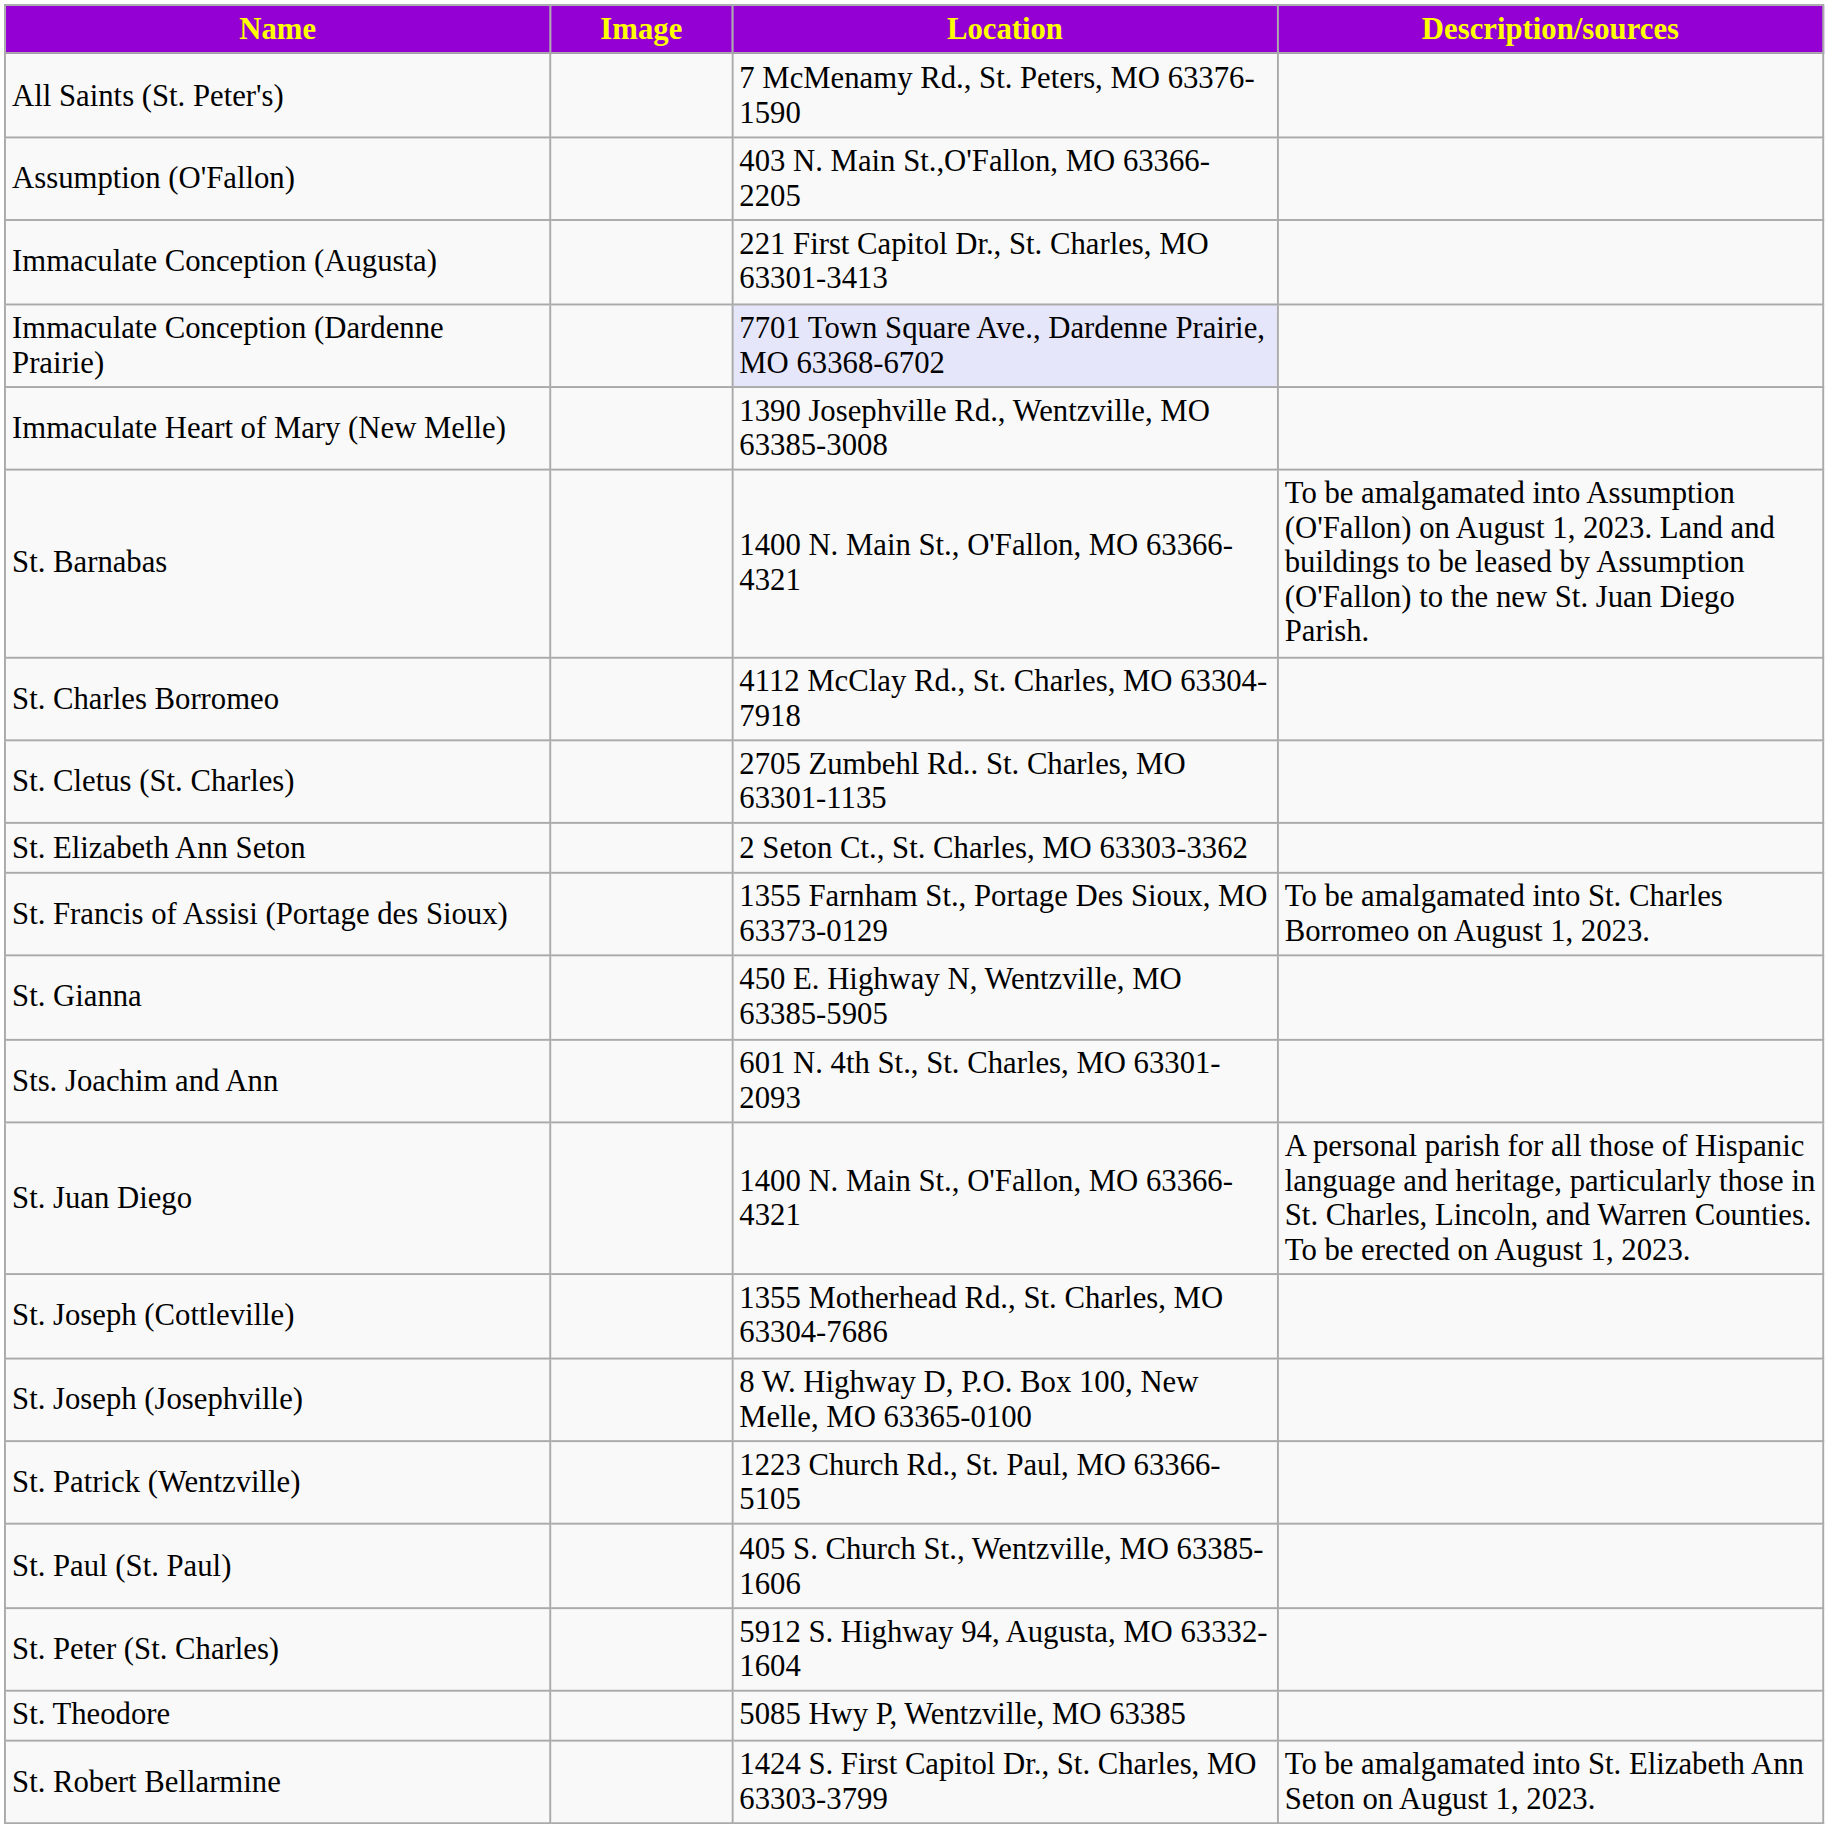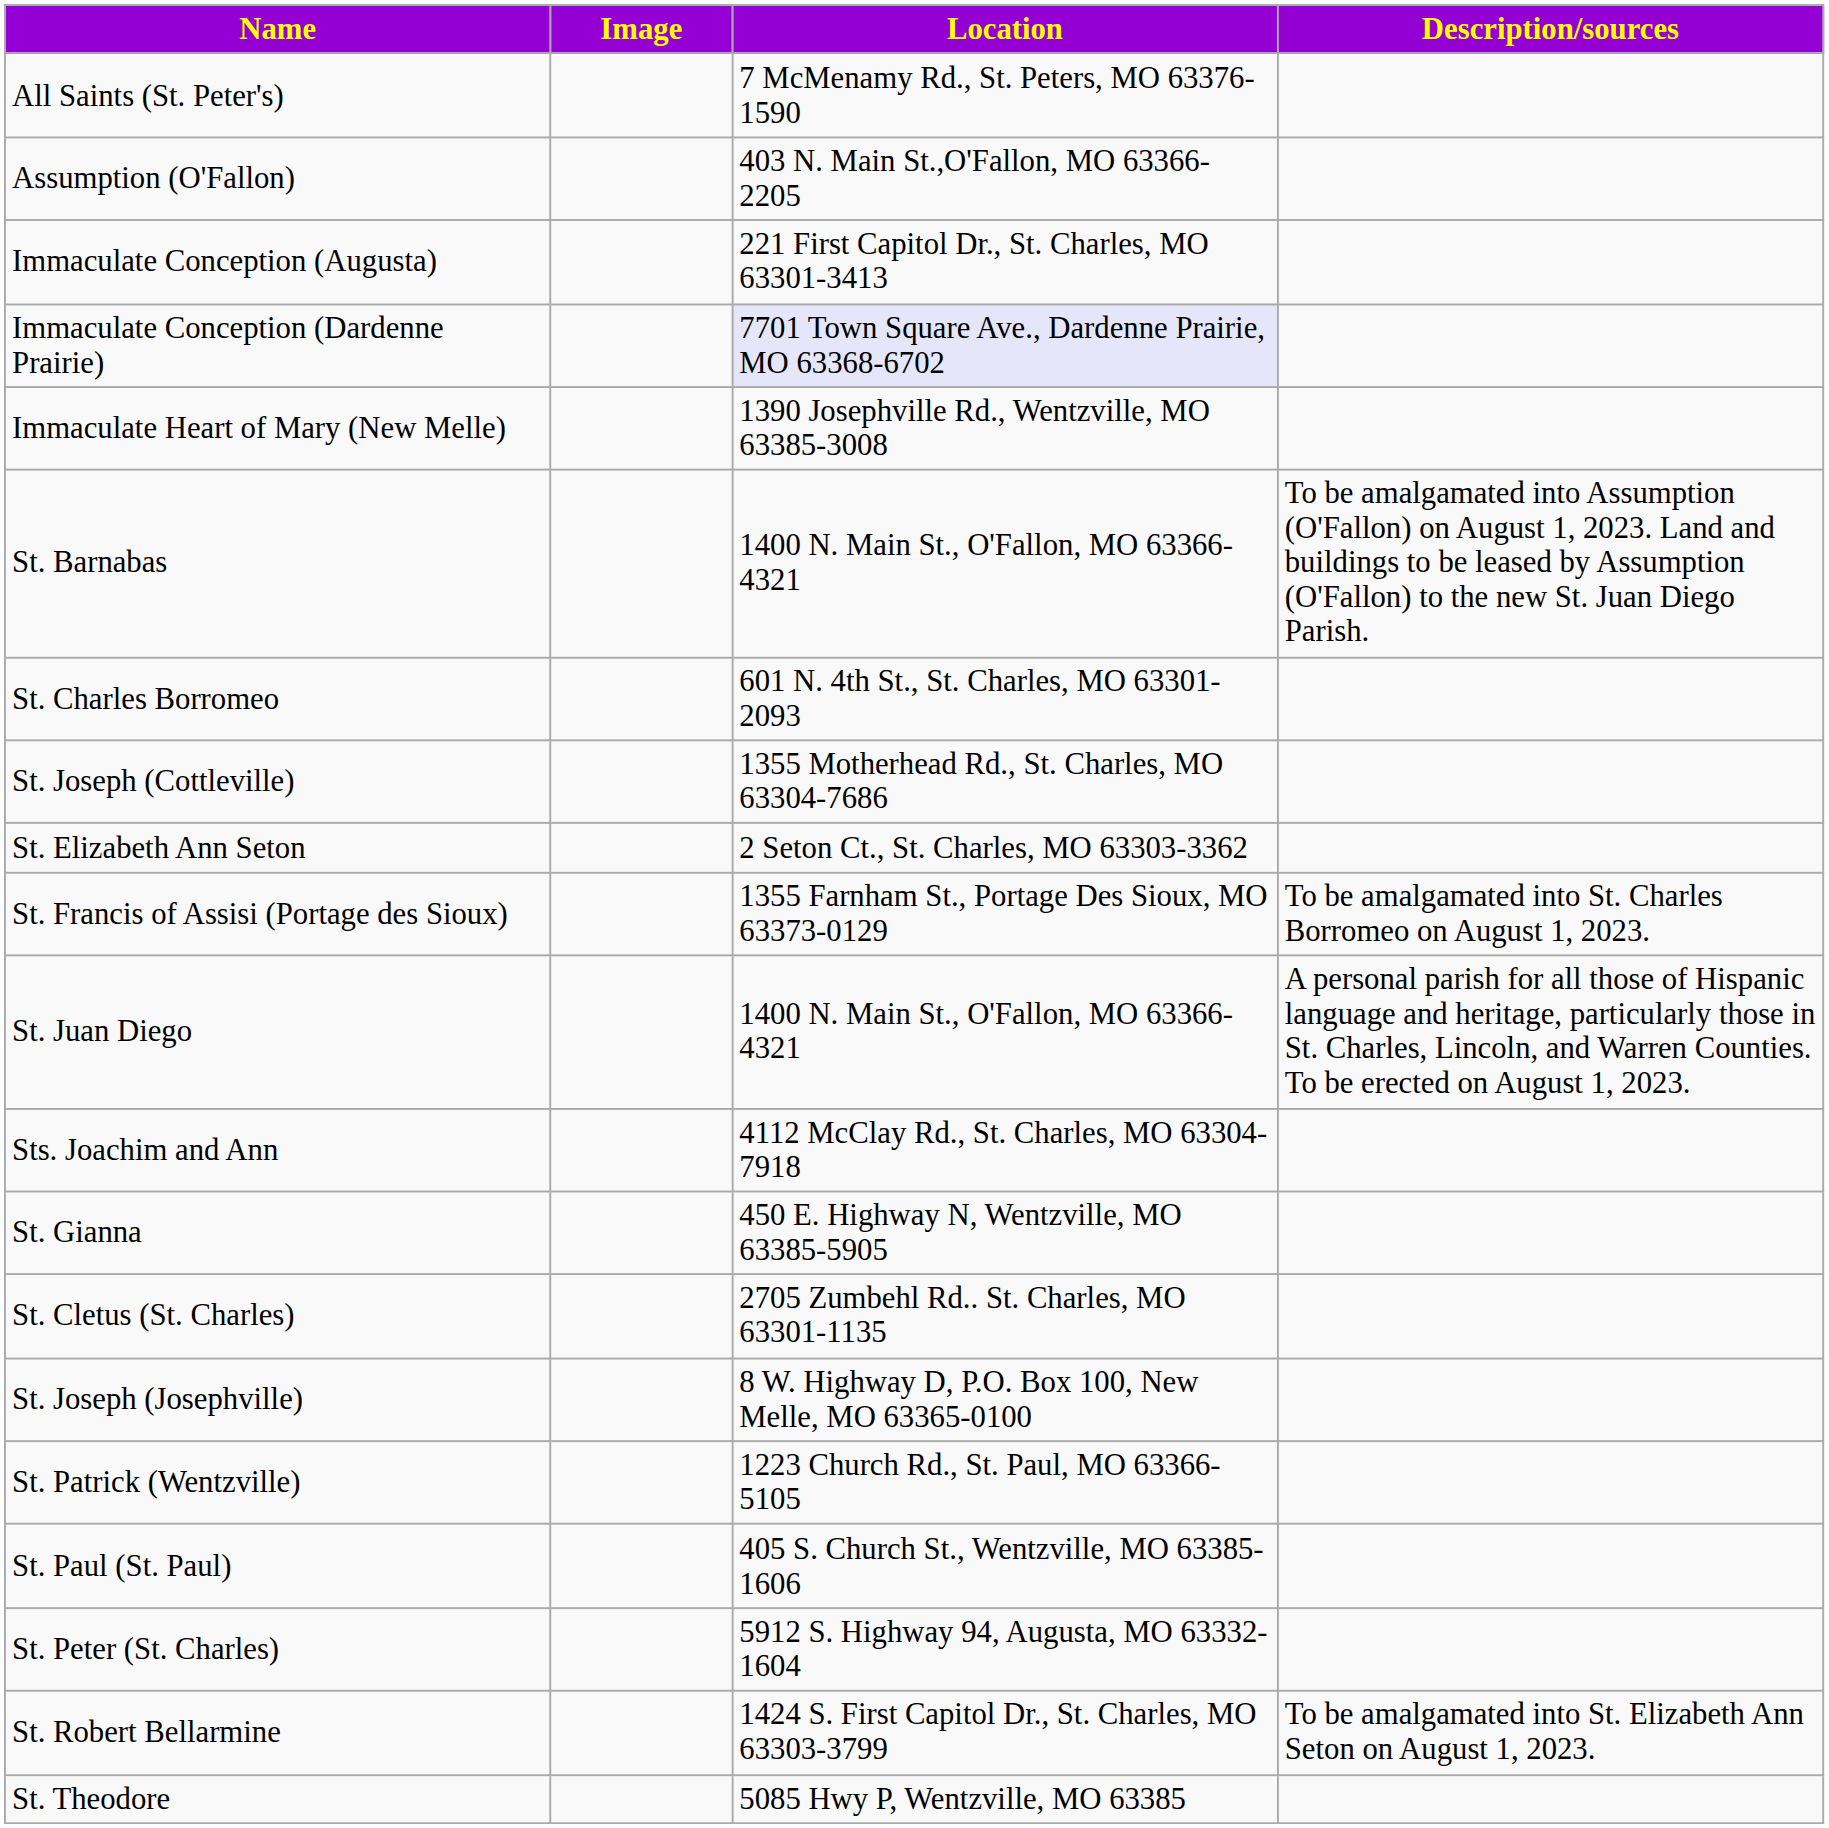(1003, 698) 4112 McClay Rd., St. Charles, MO 63304-7918 -> (980, 698) 601 N. 4th St., St. Charles, MO 63301-2093
rows swapped: (153, 781) <-> (153, 1315)
rows swapped: (77, 996) <-> (102, 1197)
(980, 1080) 601 N. 4th St., St. Charles, MO 63301-2093 -> (1003, 1149) 4112 McClay Rd., St. Charles, MO 63304-7918
rows swapped: (146, 1780) <-> (91, 1714)
